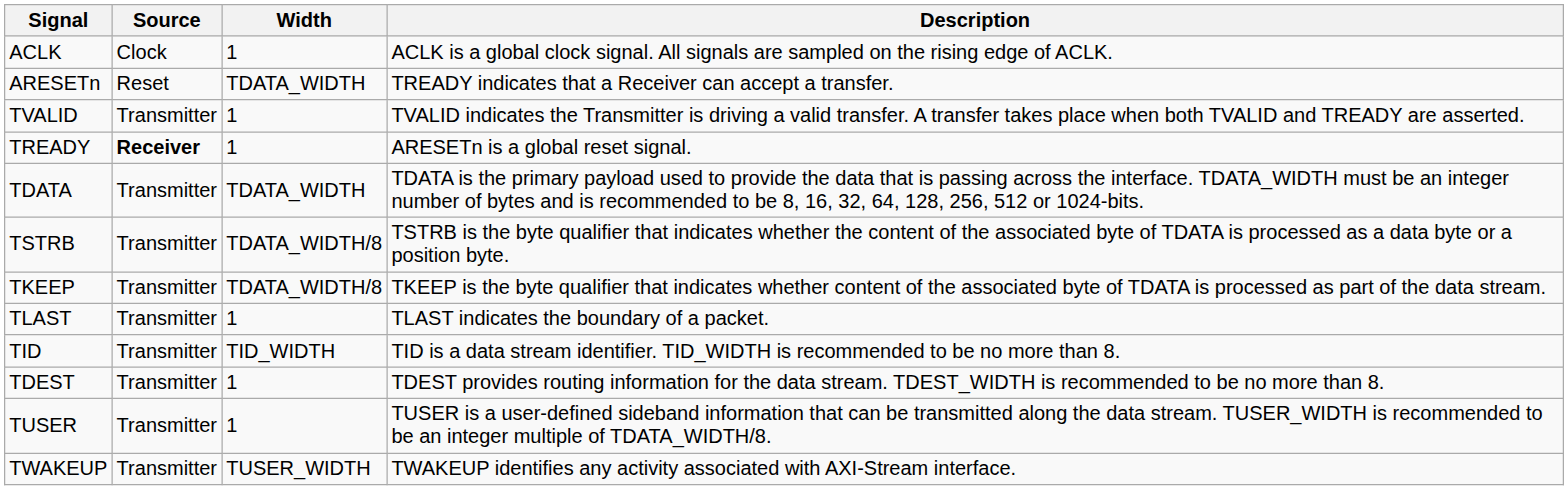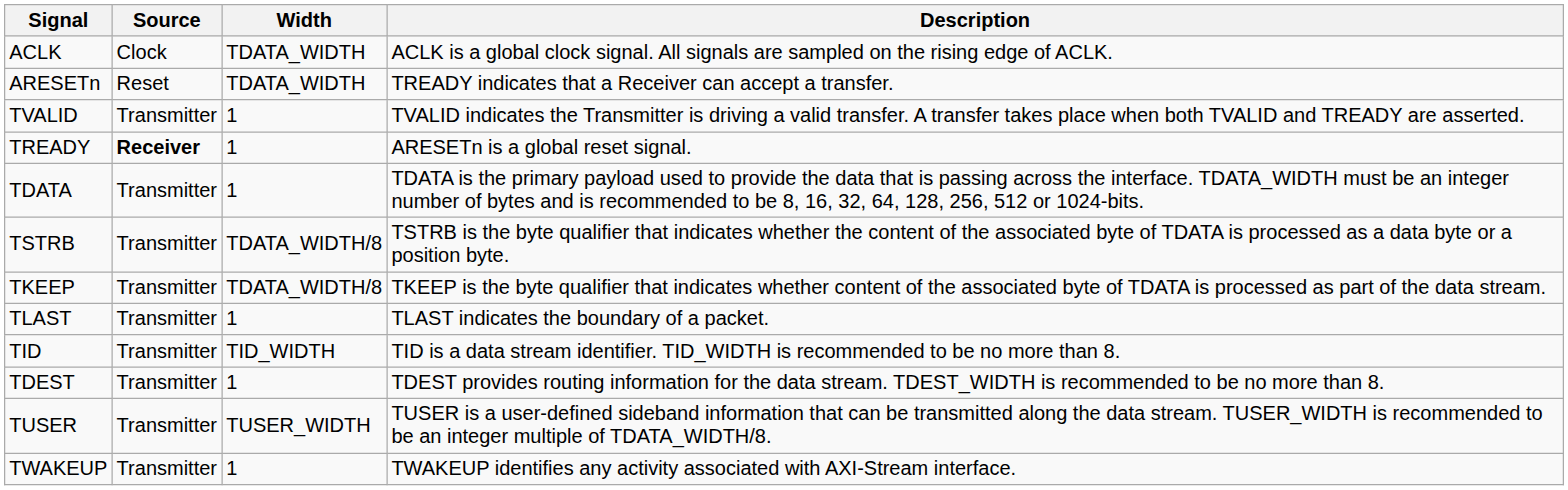(232, 52) 1 -> (296, 52) TDATA_WIDTH
(296, 190) TDATA_WIDTH -> (232, 190) 1
(232, 425) 1 -> (298, 425) TUSER_WIDTH
(298, 468) TUSER_WIDTH -> (232, 468) 1
